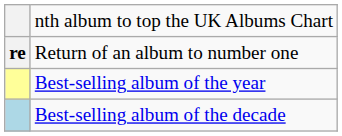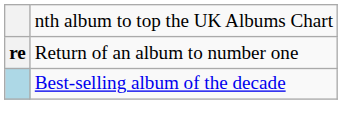- row: (150, 83)
